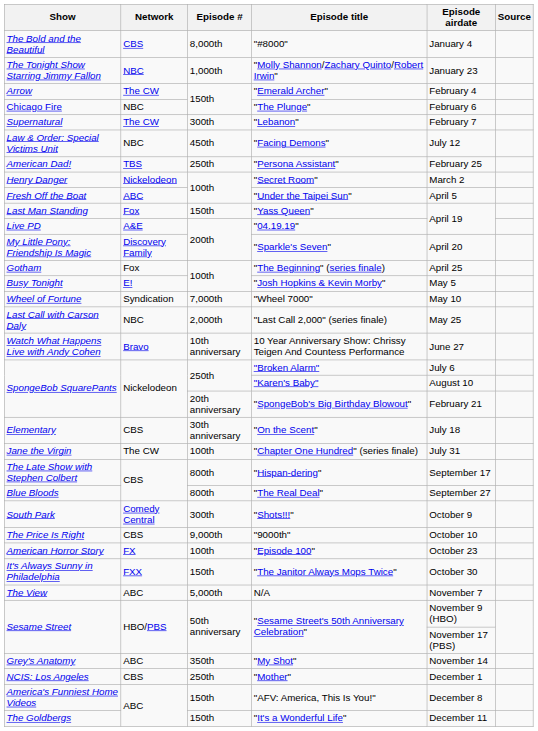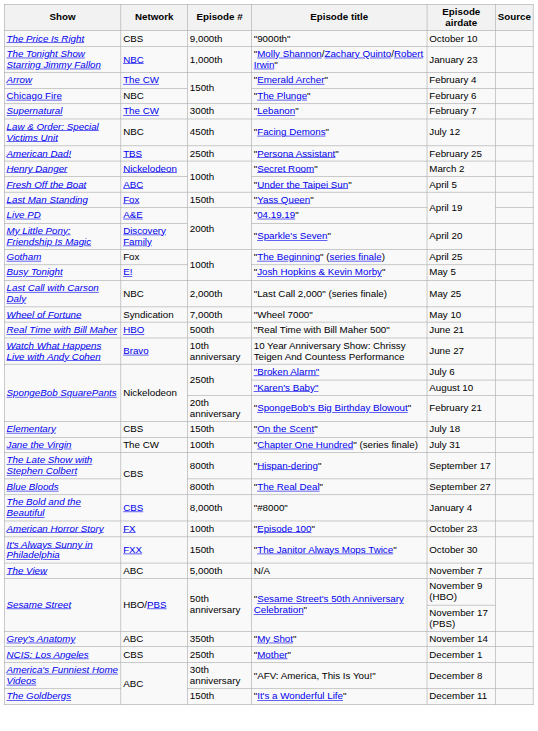rows swapped: (44, 44) <-> (45, 535)
rows swapped: (44, 299) <-> (53, 320)
+ row: (62, 330)
(215, 430) 30th anniversary -> (202, 429) 150th
- row: (31, 514)
(202, 697) 150th -> (215, 675) 30th anniversary
